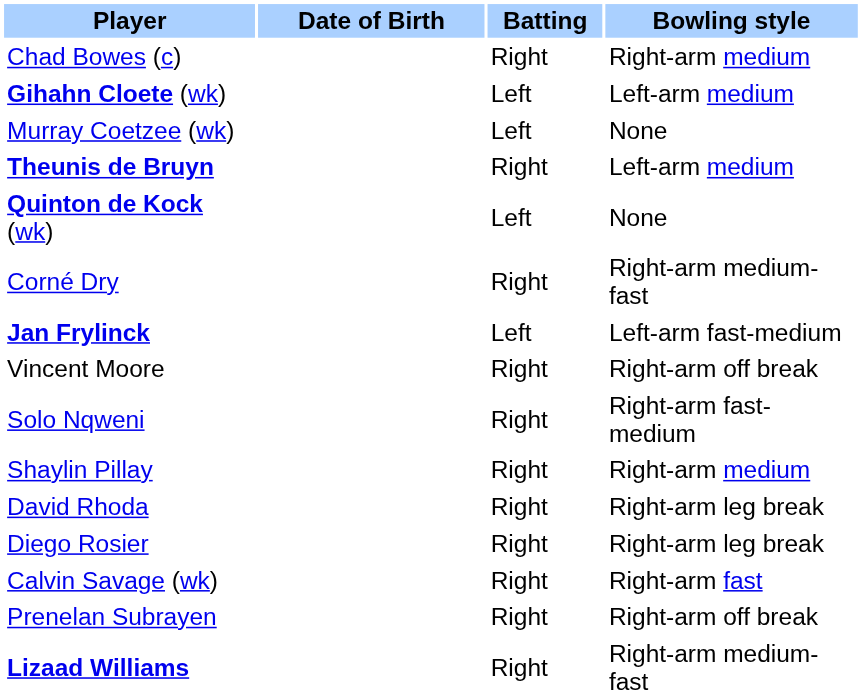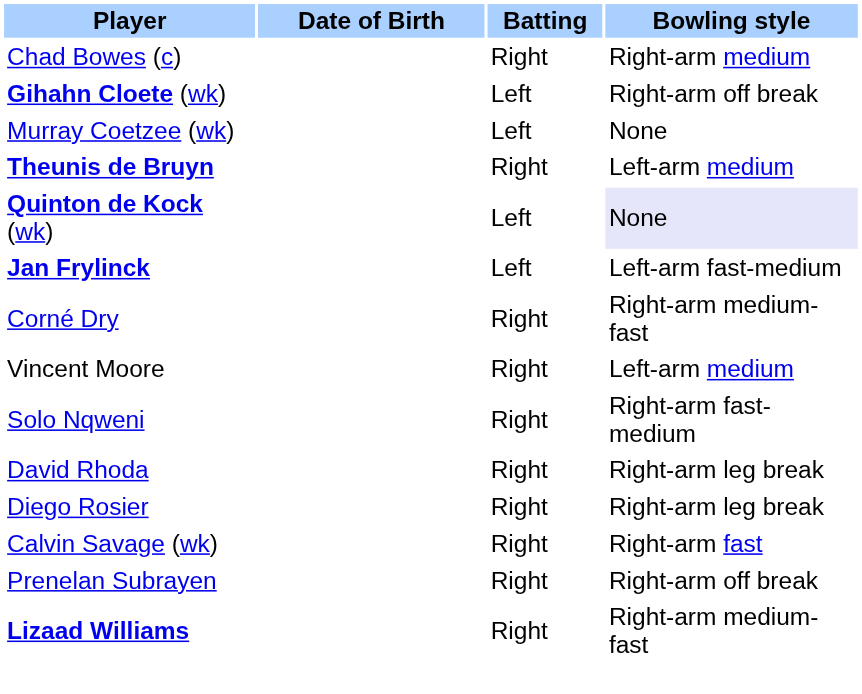(701, 94) Left-arm medium -> (713, 94) Right-arm off break
(638, 217) no background -> (638, 217) lavender background
rows swapped: (63, 282) <-> (79, 332)
(713, 369) Right-arm off break -> (701, 369) Left-arm medium
- row: (80, 470)
